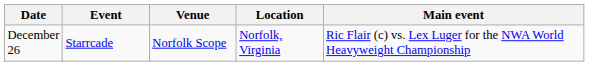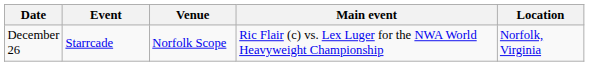columns swapped: (280, 14) <-> (453, 14)
